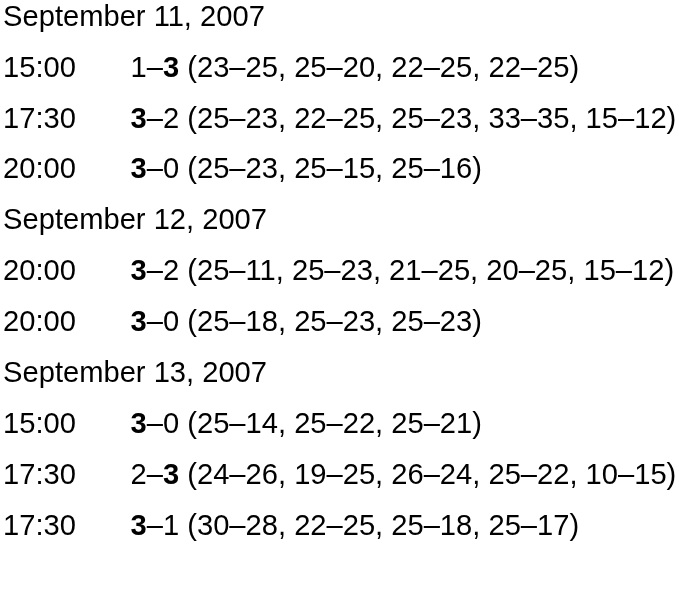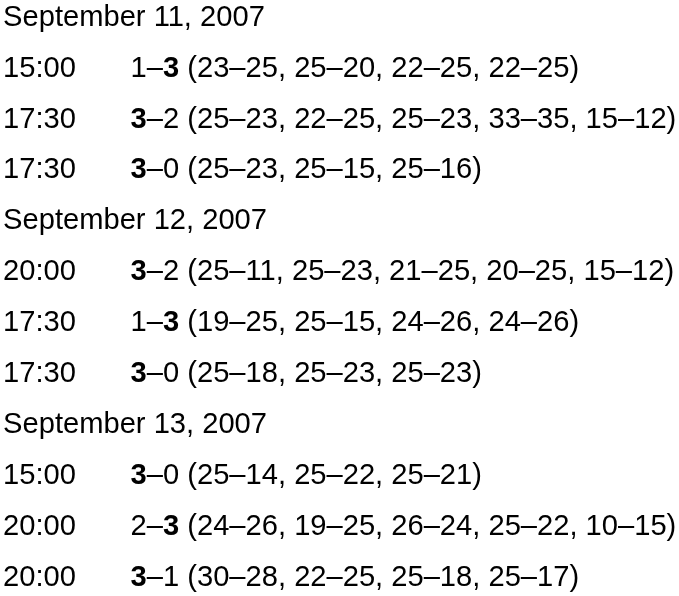(40, 168) 20:00 -> (40, 168) 17:30
+ row: (355, 321)
(40, 321) 20:00 -> (40, 372) 17:30
(40, 474) 17:30 -> (40, 525) 20:00
(40, 525) 17:30 -> (40, 576) 20:00
